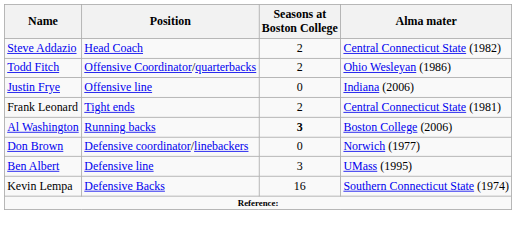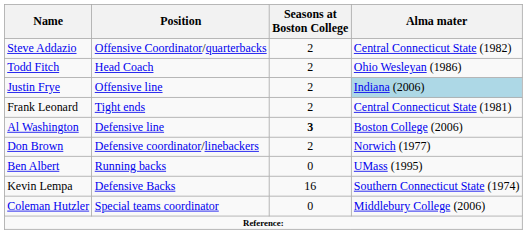(114, 48) Head Coach -> (181, 48) Offensive Coordinator/quarterbacks
(170, 68) Offensive Coordinator/quarterbacks -> (124, 68) Head Coach
(300, 87) 0 -> (310, 87) 2
(379, 87) no background -> (389, 87) lightblue background
(120, 127) Running backs -> (129, 127) Defensive line
(300, 147) 0 -> (310, 147) 2
(119, 166) Defensive line -> (130, 166) Running backs
(300, 166) 3 -> (310, 166) 0
+ row: (48, 206)
